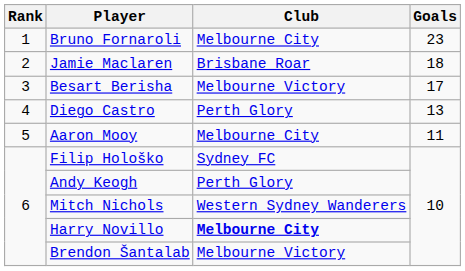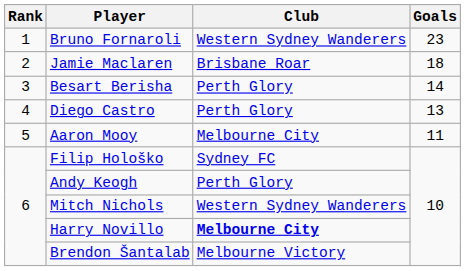(258, 40) Melbourne City -> (302, 40) Western Sydney Wanderers
(271, 88) Melbourne Victory -> (245, 88) Perth Glory
(435, 88) 17 -> (435, 88) 14
